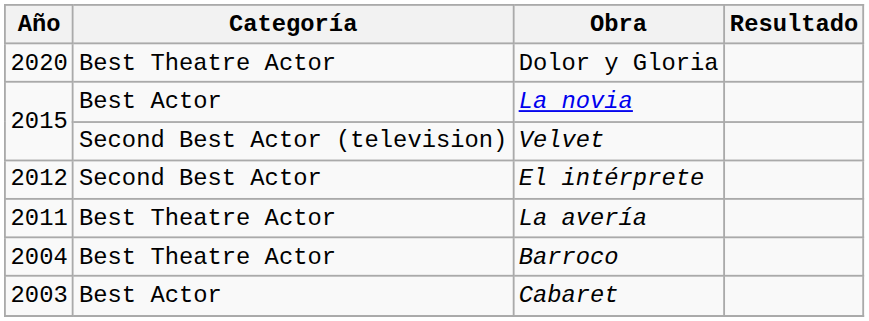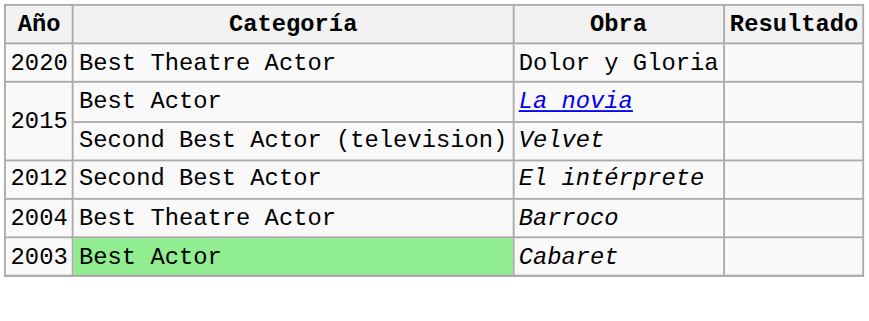- row: (583, 218)
(150, 296) no background -> (150, 257) lightgreen background
